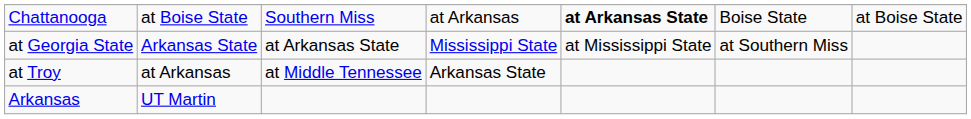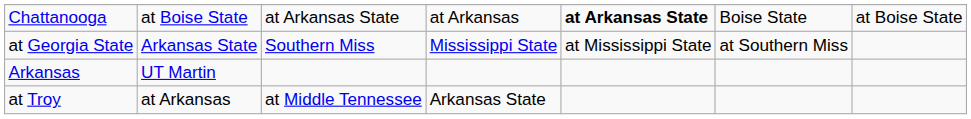(320, 18) Southern Miss -> (332, 18) at Arkansas State
(332, 45) at Arkansas State -> (320, 45) Southern Miss
rows swapped: (35, 72) <-> (44, 99)
